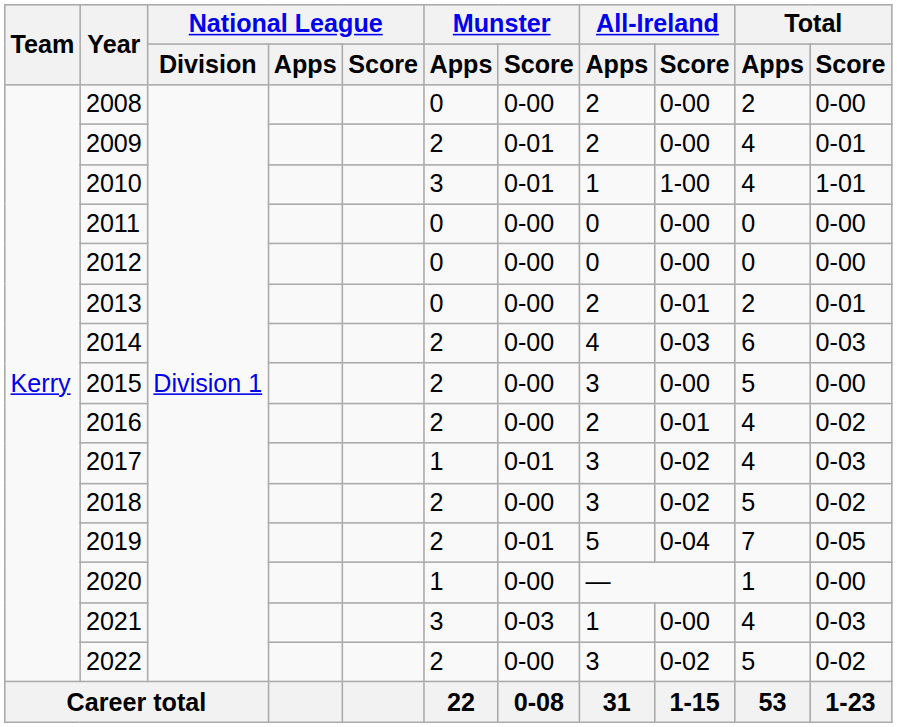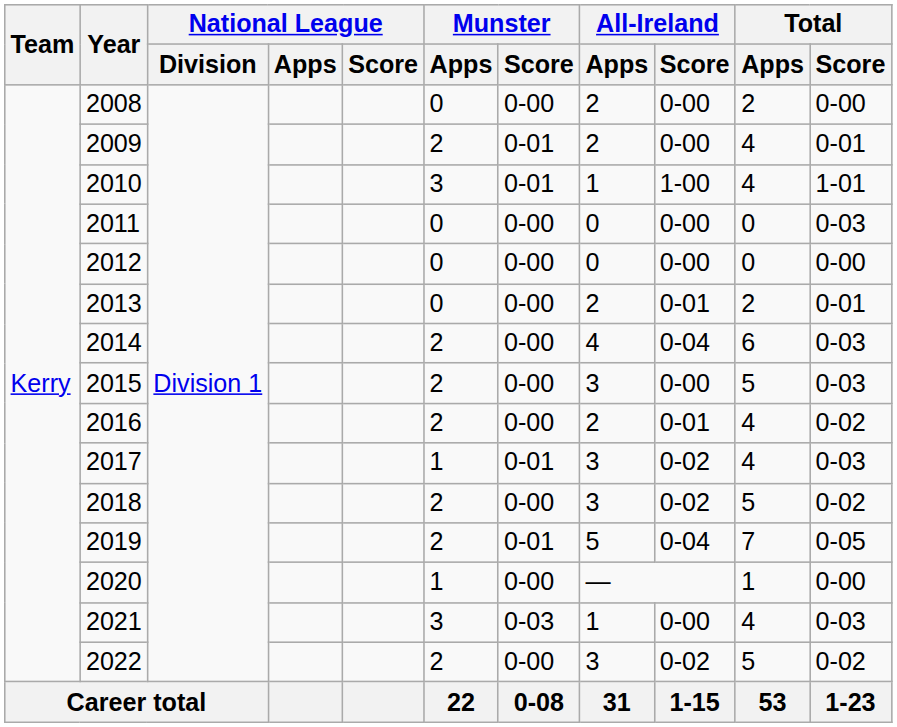(841, 223) 0-00 -> (841, 223) 0-03
(685, 343) 0-03 -> (685, 343) 0-04
(841, 382) 0-00 -> (841, 382) 0-03
